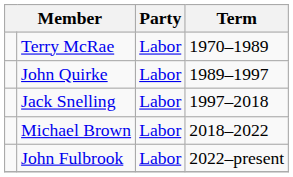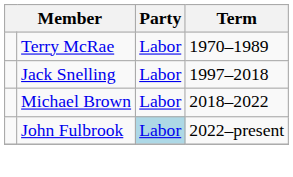- row: (64, 74)
(160, 158) no background -> (160, 130) lightblue background
